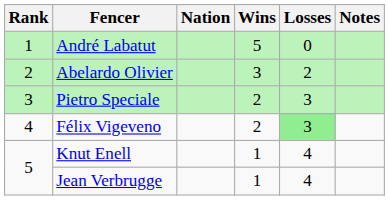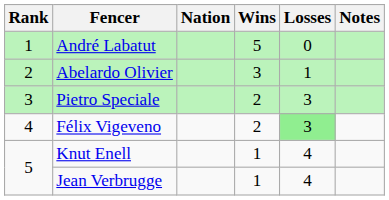(307, 72) 2 -> (307, 72) 1
